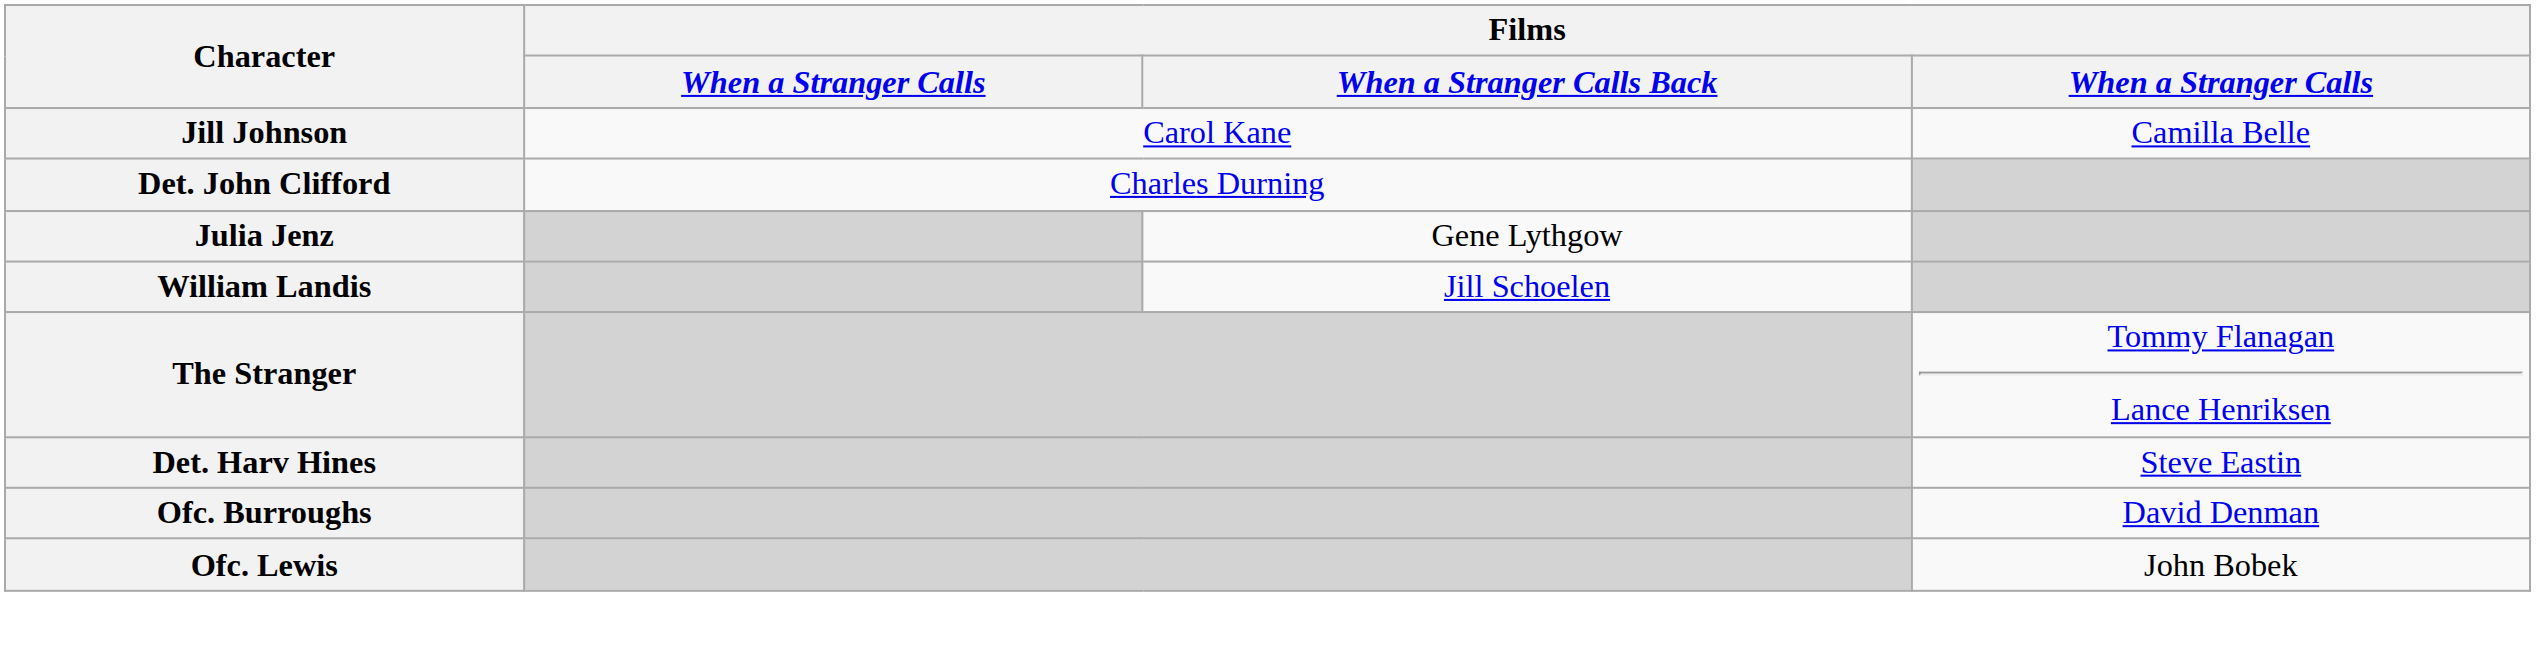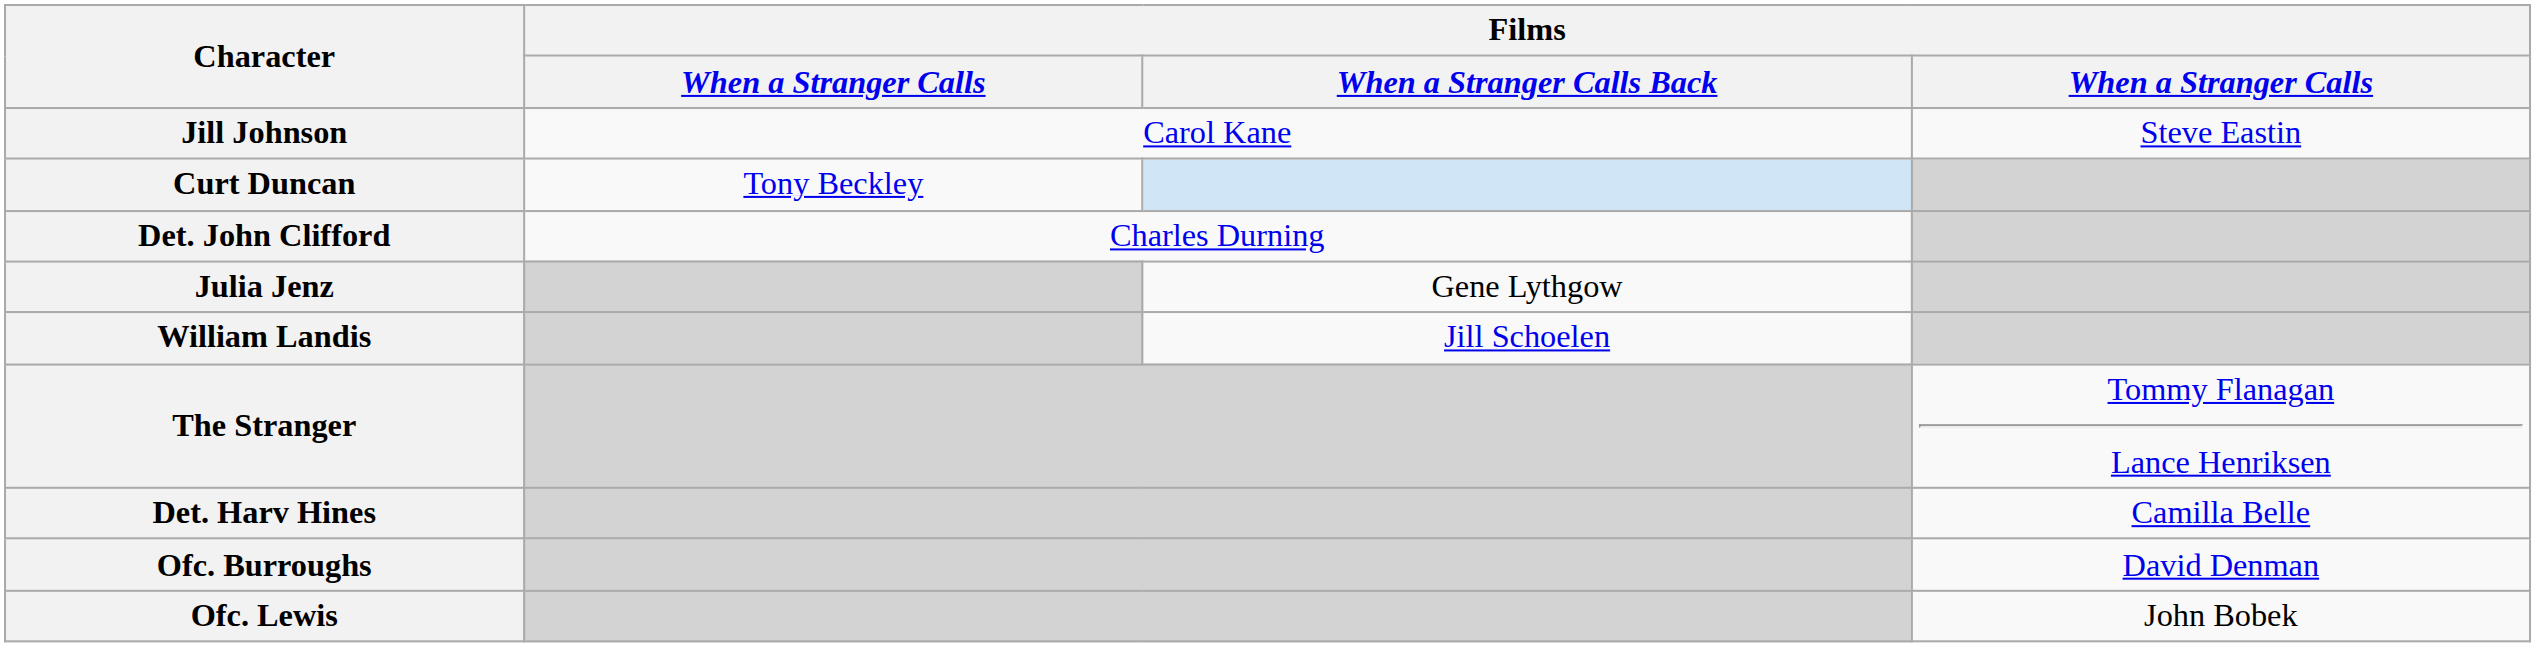(2221, 132) Camilla Belle -> (2221, 132) Steve Eastin
+ row: (264, 183)
(2221, 461) Steve Eastin -> (2221, 512) Camilla Belle
